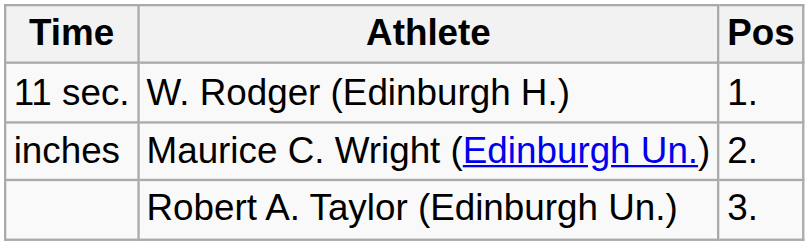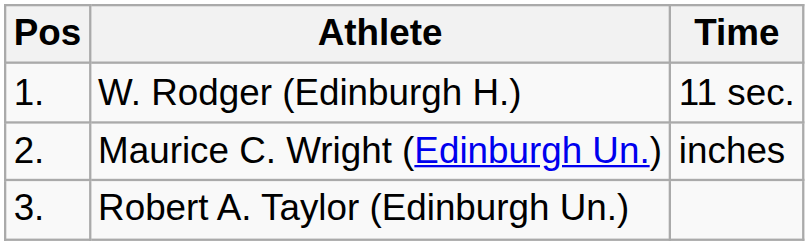columns swapped: (761, 33) <-> (72, 33)
